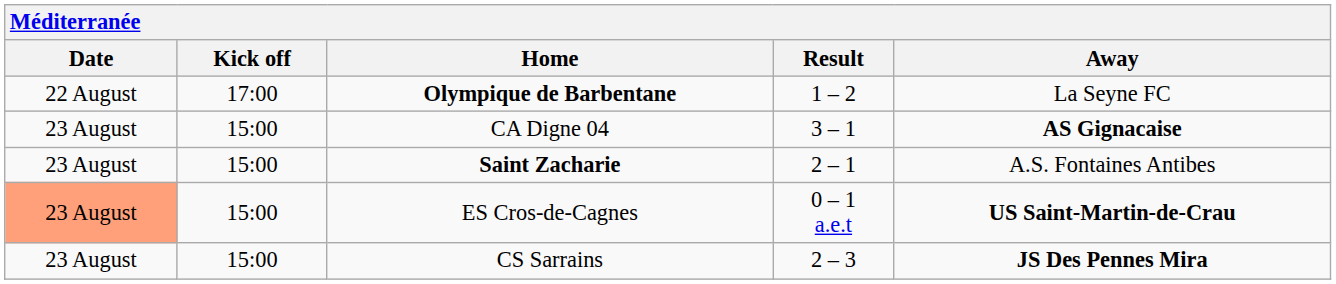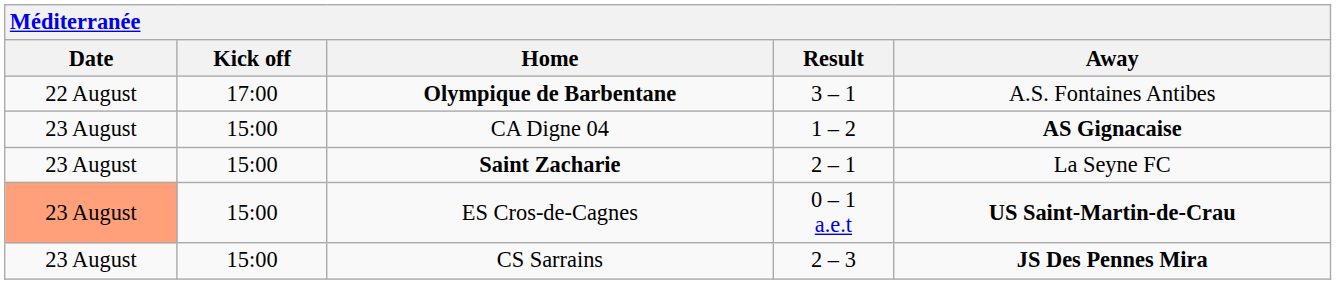(833, 93) 1 – 2 -> (833, 93) 3 – 1
(1112, 93) La Seyne FC -> (1112, 93) A.S. Fontaines Antibes
(833, 128) 3 – 1 -> (833, 128) 1 – 2
(1112, 164) A.S. Fontaines Antibes -> (1112, 164) La Seyne FC
